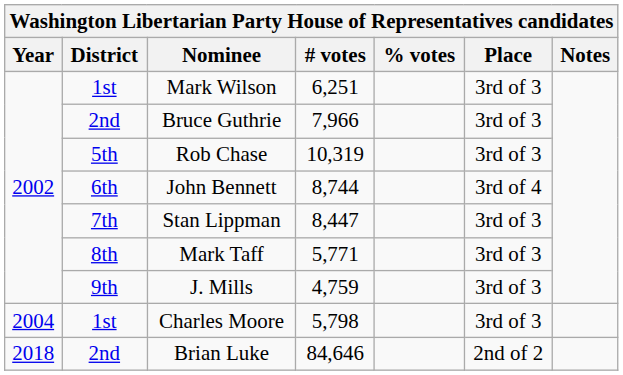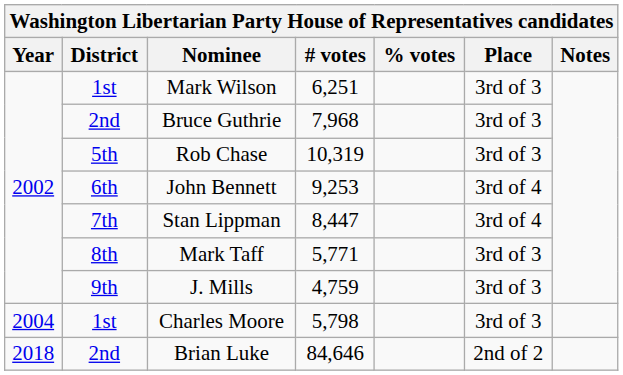(335, 120) 7,966 -> (335, 120) 7,968
(335, 187) 8,744 -> (335, 187) 9,253
(508, 220) 3rd of 3 -> (508, 220) 3rd of 4
